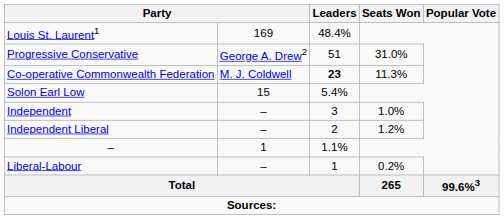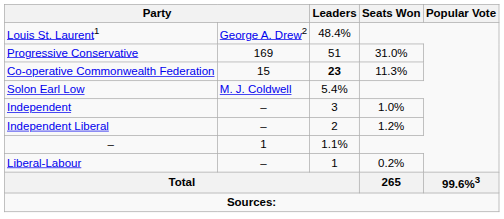(263, 33) 169 -> (263, 33) George A. Drew2
(263, 54) George A. Drew2 -> (263, 53) 169
(256, 74) M. J. Coldwell -> (263, 71) 15
(263, 92) 15 -> (256, 89) M. J. Coldwell
